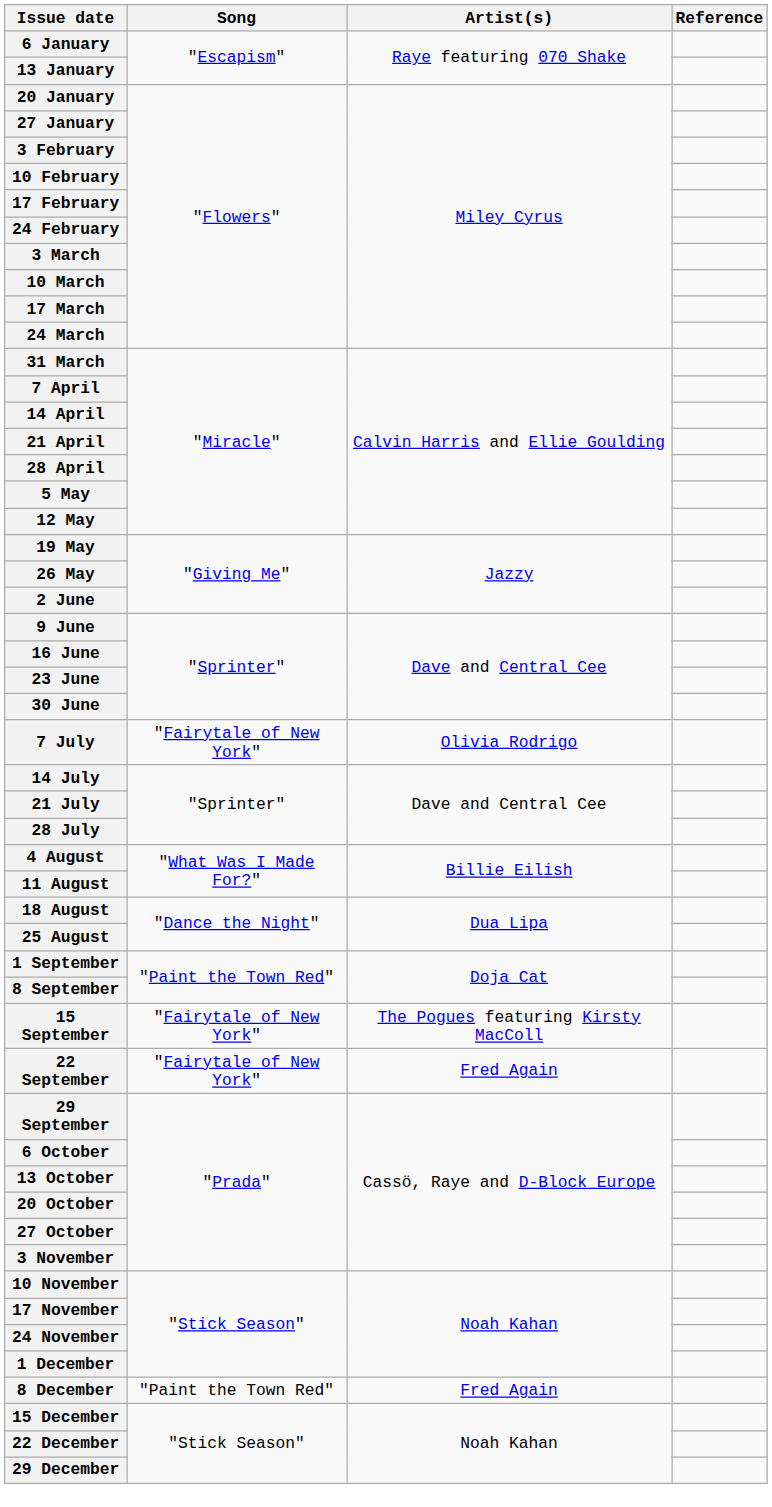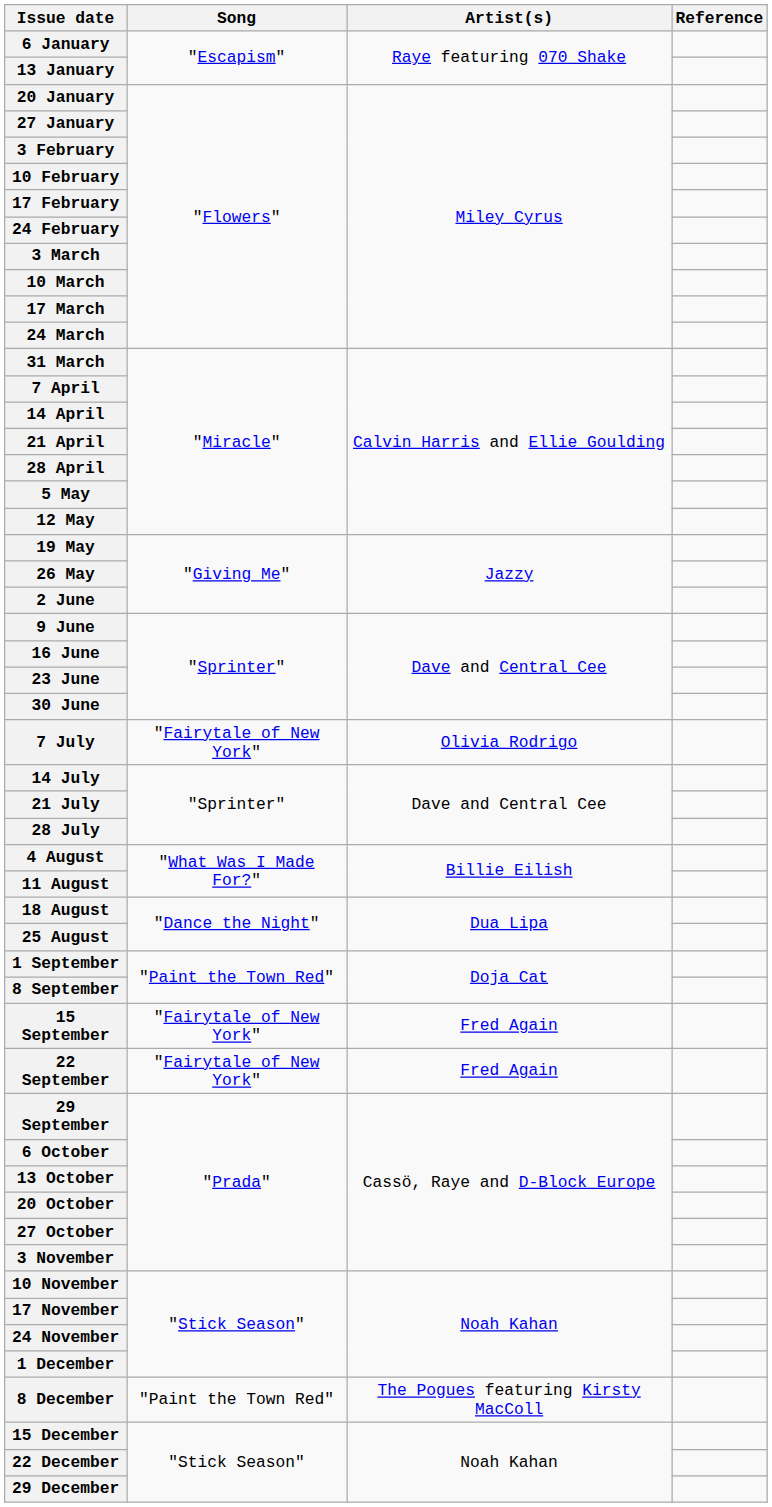(509, 1026) The Pogues featuring Kirsty MacColl -> (509, 1026) Fred Again
(509, 1391) Fred Again -> (509, 1400) The Pogues featuring Kirsty MacColl
